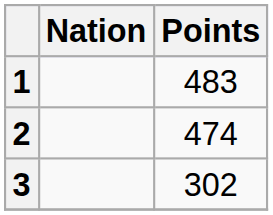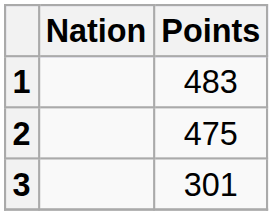(211, 133) 474 -> (211, 133) 475
(211, 185) 302 -> (211, 185) 301
